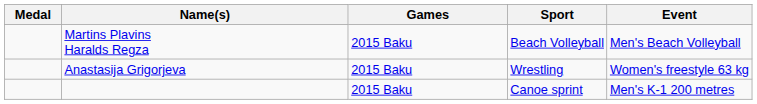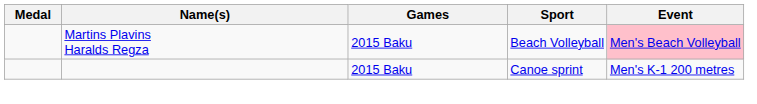(675, 42) no background -> (675, 42) pink background
- row: (125, 69)
